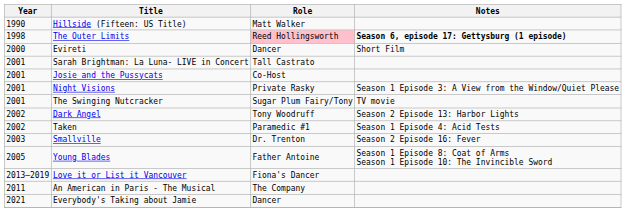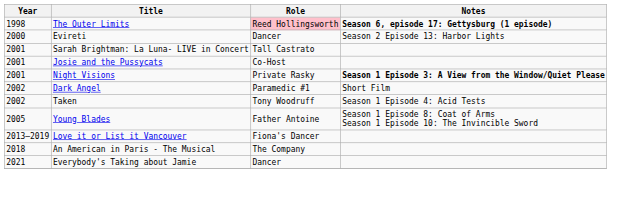- row: (120, 24)
(380, 50) Short Film -> (423, 37) Season 2 Episode 13: Harbor Lights
(488, 88) normal -> (473, 75) bold
- row: (108, 101)
(284, 114) Tony Woodruff -> (281, 88) Paramedic #1
(438, 114) Season 2 Episode 13: Harbor Lights -> (366, 88) Short Film
(281, 127) Paramedic #1 -> (284, 101) Tony Woodruff
- row: (77, 140)
(16, 188) 2011 -> (16, 149) 2018
